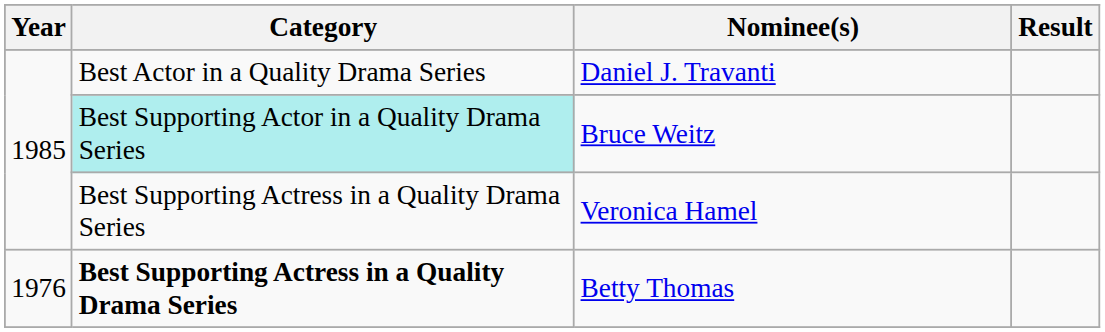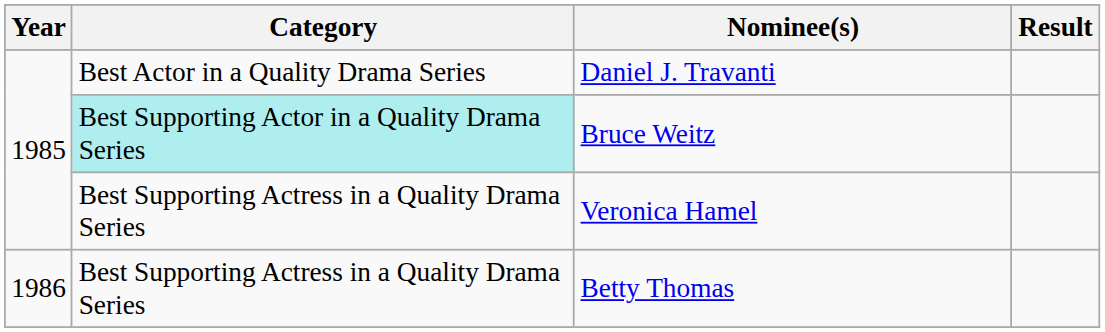(39, 288) 1976 -> (39, 288) 1986
(291, 288) bold -> (319, 288) normal
